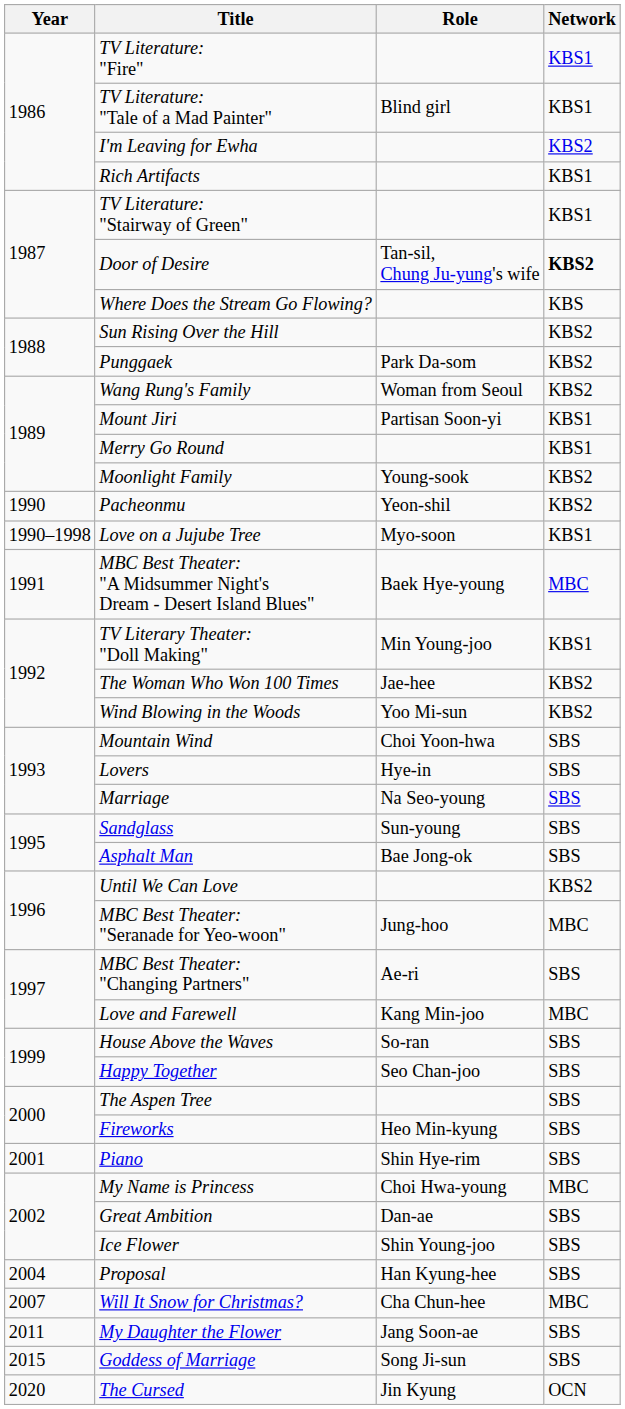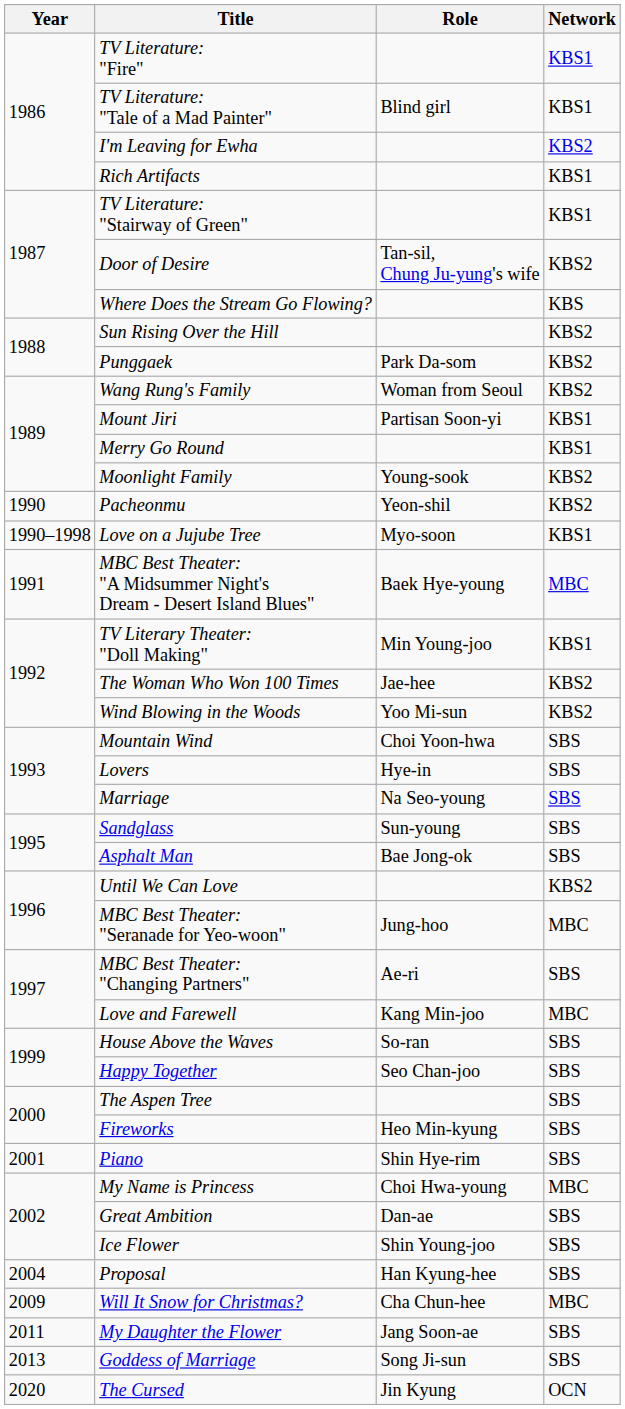(571, 264) bold -> (570, 264) normal
(27, 1302) 2007 -> (27, 1302) 2009
(27, 1360) 2015 -> (27, 1360) 2013
